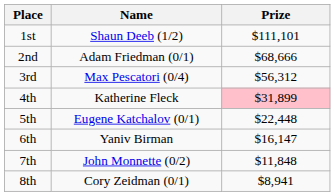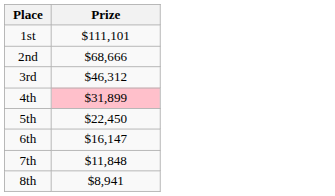- column: (136, 14)
(276, 77) $56,312 -> (106, 77) $46,312
(276, 118) $22,448 -> (106, 118) $22,450
